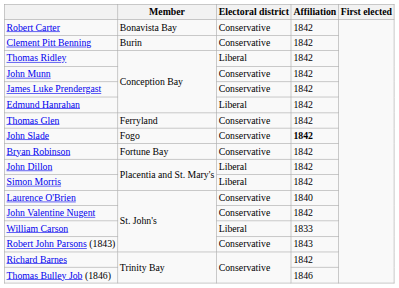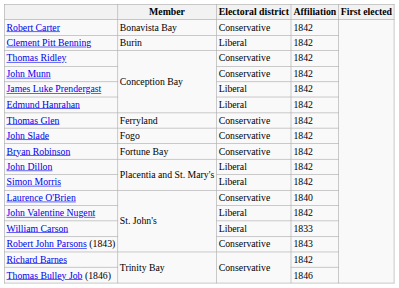(244, 43) Conservative -> (233, 43) Liberal
(233, 58) Liberal -> (244, 58) Conservative
(244, 89) Conservative -> (233, 89) Liberal
(303, 136) bold -> (303, 136) normal
(244, 213) Conservative -> (233, 213) Liberal
